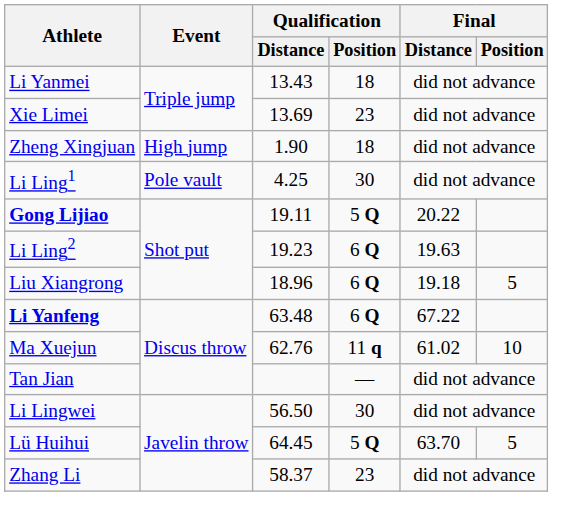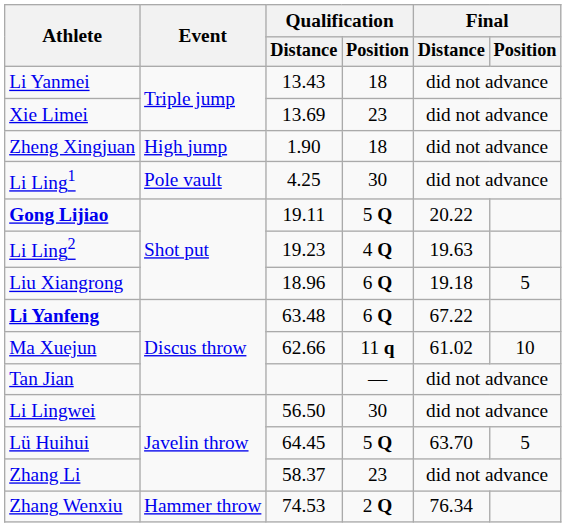(365, 249) 6 Q -> (378, 249) 4 Q
(291, 347) 62.76 -> (304, 347) 62.66
+ row: (66, 506)
